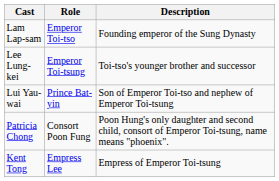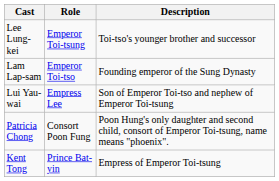rows swapped: (24, 33) <-> (19, 66)
(70, 98) Prince Bat-yin -> (64, 98) Empress Lee
(64, 163) Empress Lee -> (70, 163) Prince Bat-yin
